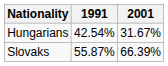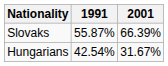rows swapped: (28, 52) <-> (38, 33)
